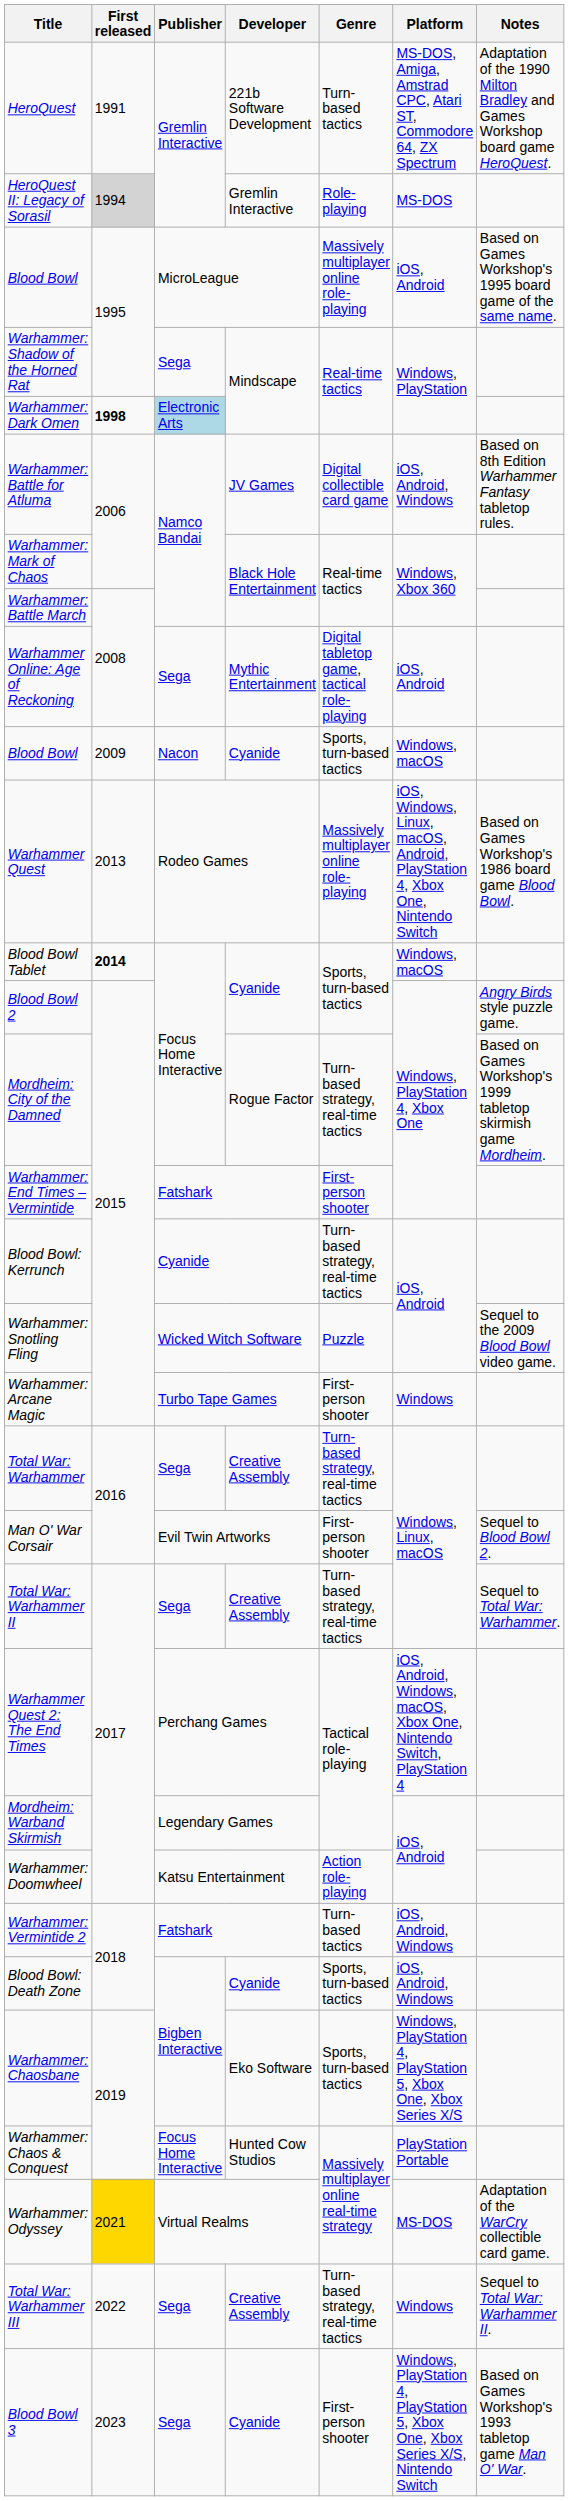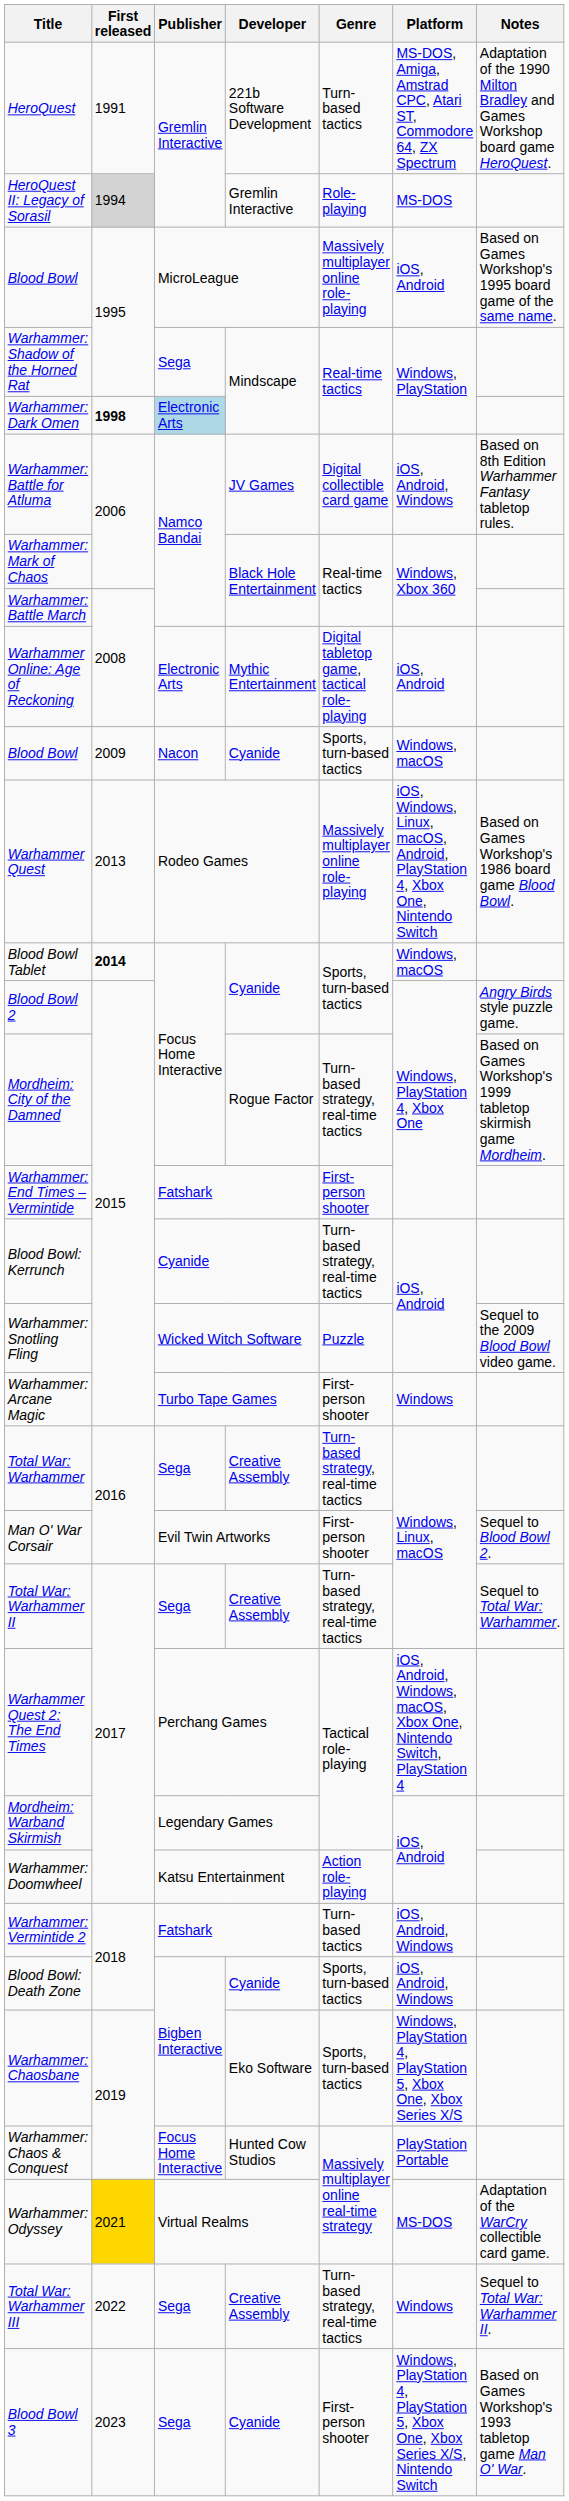(174, 676) Sega -> (189, 676) Electronic Arts
